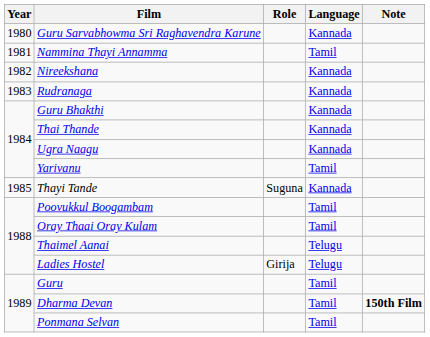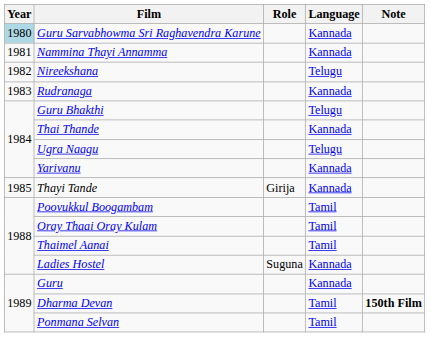(19, 33) no background -> (19, 33) lightblue background
(322, 52) Tamil -> (330, 52) Kannada
(330, 71) Kannada -> (325, 71) Telugu
(330, 110) Kannada -> (325, 110) Telugu
(330, 149) Kannada -> (325, 149) Telugu
(322, 168) Tamil -> (330, 168) Kannada
(285, 187) Suguna -> (281, 187) Girija
(325, 245) Telugu -> (322, 245) Tamil
(281, 264) Girija -> (285, 264) Suguna
(325, 264) Telugu -> (330, 264) Kannada
(322, 284) Tamil -> (330, 284) Kannada
